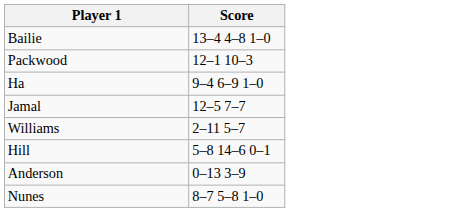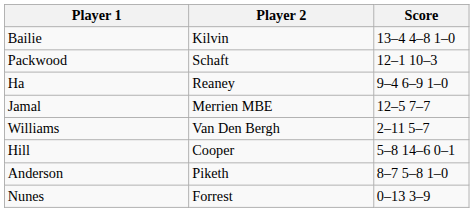+ column: (281, 15)
(219, 173) 0–13 3–9 -> (412, 173) 8–7 5–8 1–0
(228, 196) 8–7 5–8 1–0 -> (404, 196) 0–13 3–9
